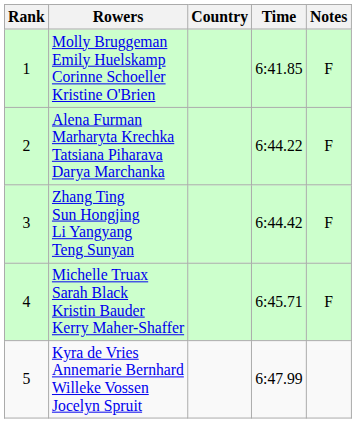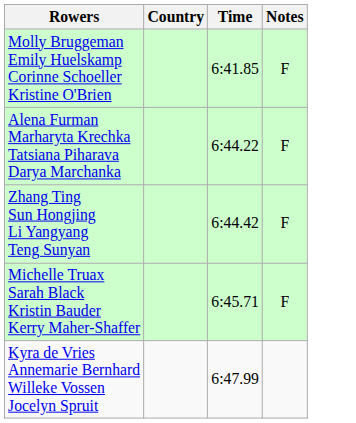- column: (26, 16)
